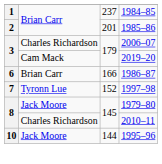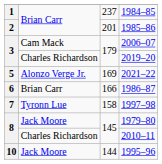(59, 43) Charles Richardson -> (42, 43) Cam Mack
(42, 58) Cam Mack -> (59, 58) Charles Richardson
+ row: (138, 74)
(109, 89) 152 -> (109, 105) 158
